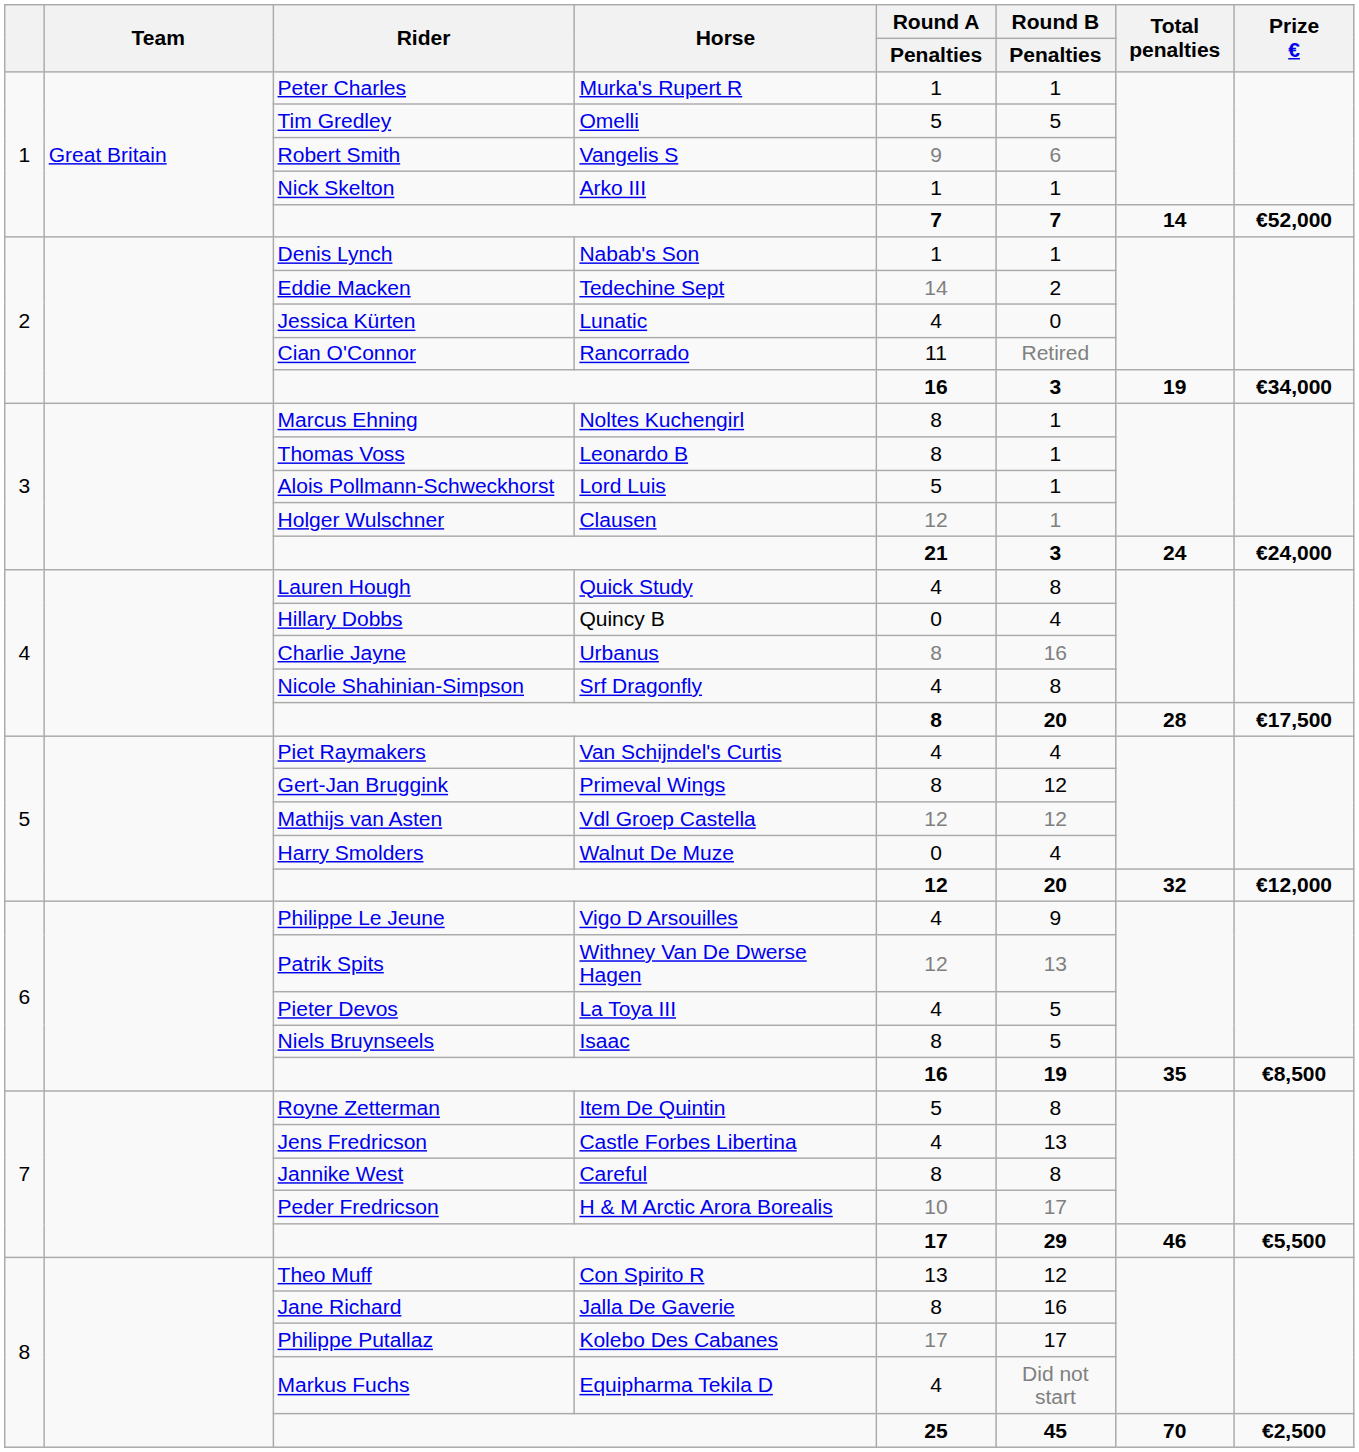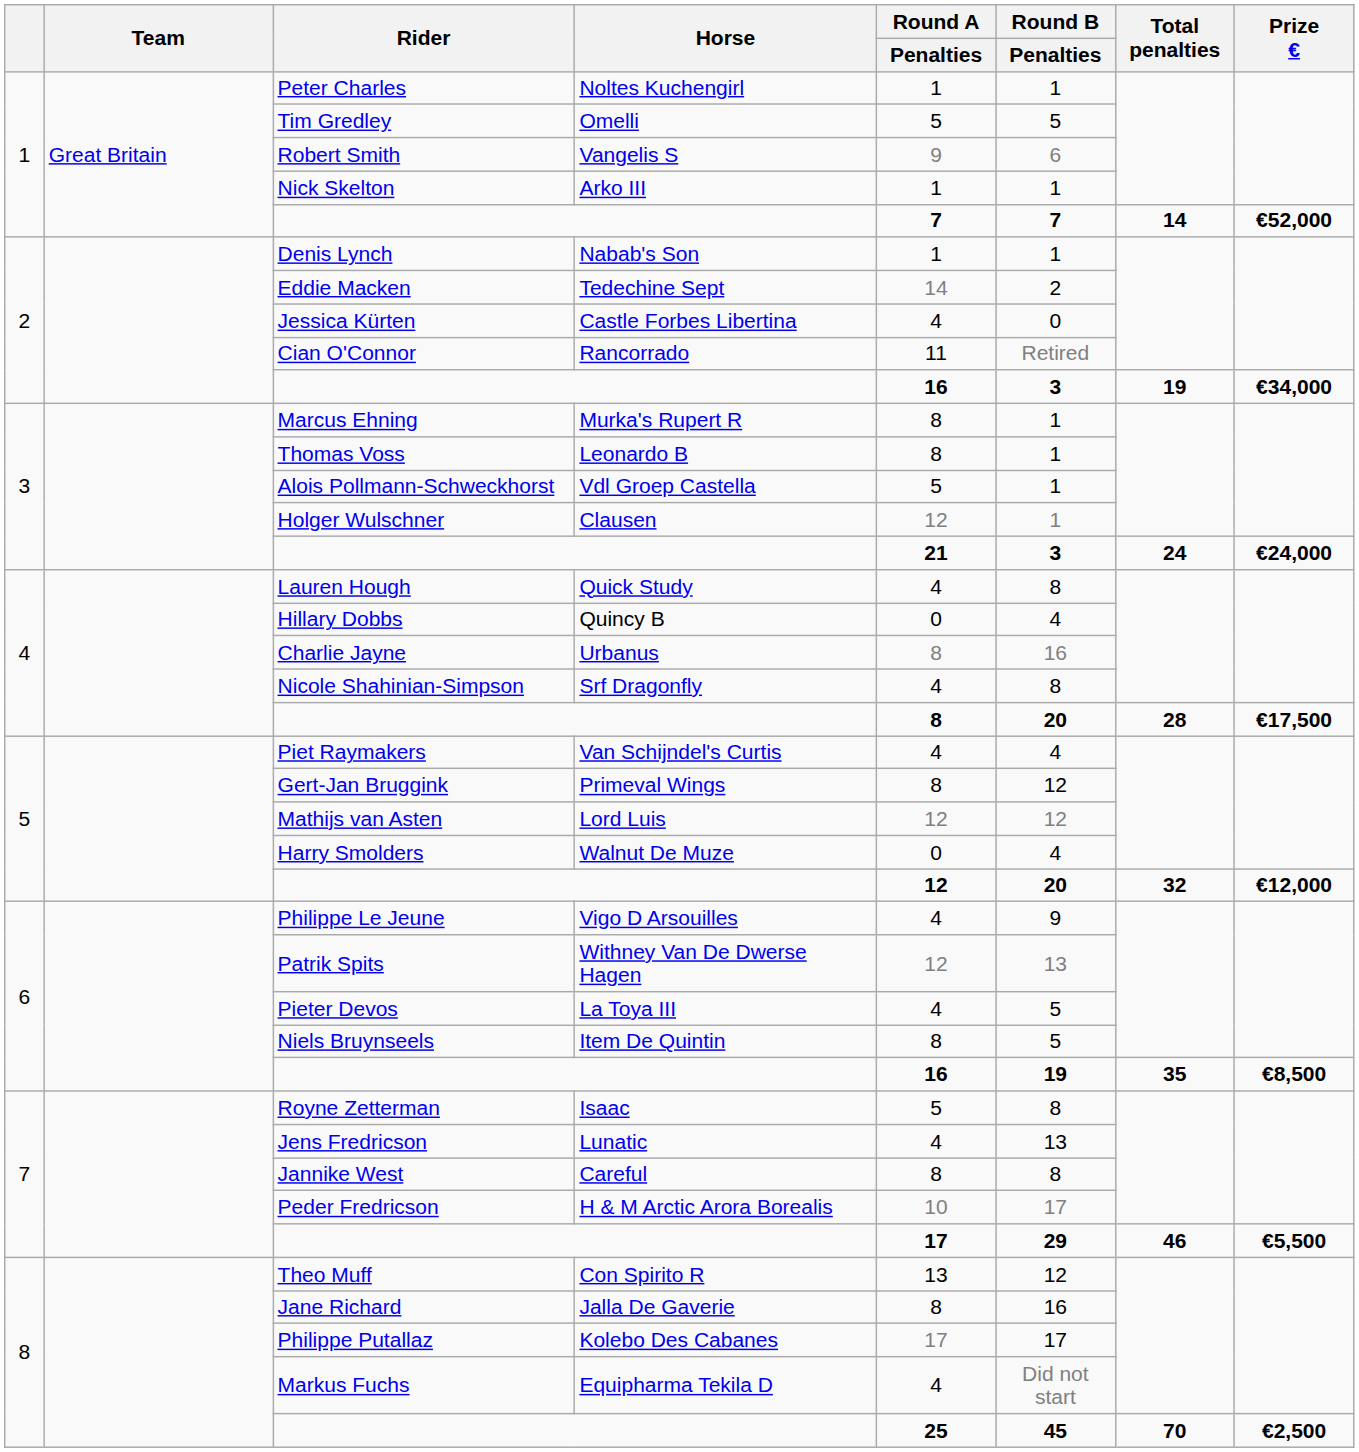(661, 88) Murka's Rupert R -> (662, 88) Noltes Kuchengirl
(613, 321) Lunatic -> (688, 321) Castle Forbes Libertina
(662, 420) Noltes Kuchengirl -> (661, 420) Murka's Rupert R
(623, 487) Lord Luis -> (668, 487) Vdl Groep Castella
(668, 819) Vdl Groep Castella -> (623, 819) Lord Luis
(605, 1042) Isaac -> (652, 1042) Item De Quintin
(652, 1108) Item De Quintin -> (605, 1108) Isaac
(688, 1141) Castle Forbes Libertina -> (613, 1141) Lunatic
